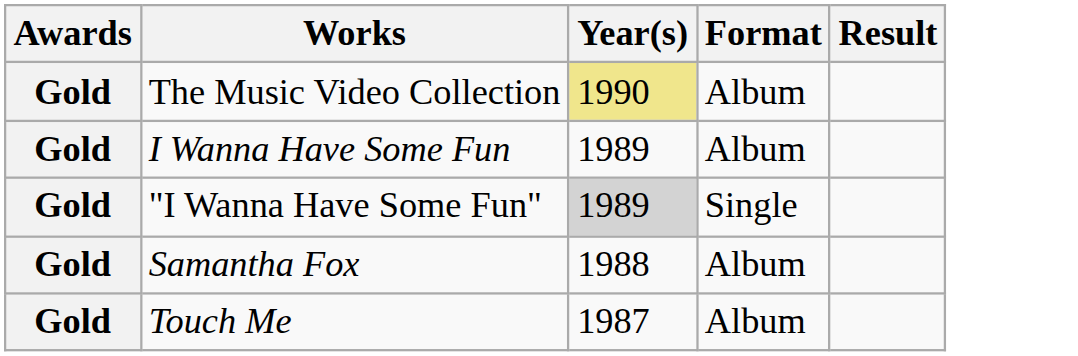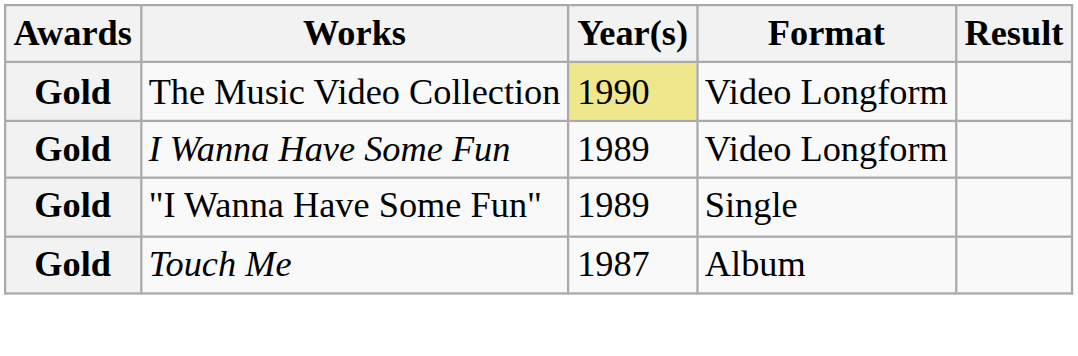(755, 90) Album -> (826, 90) Video Longform
(755, 148) Album -> (826, 148) Video Longform
(613, 206) lightgrey background -> (613, 206) no background
- row: (254, 263)
